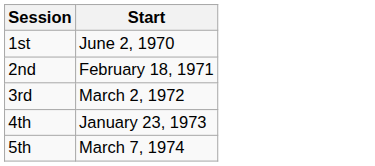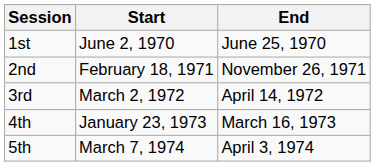+ column: (294, 17)
